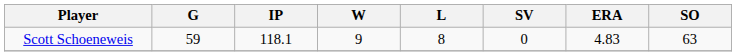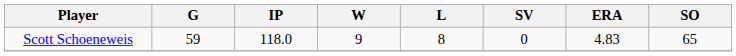(276, 39) 118.1 -> (276, 39) 118.0
(690, 39) 63 -> (690, 39) 65
